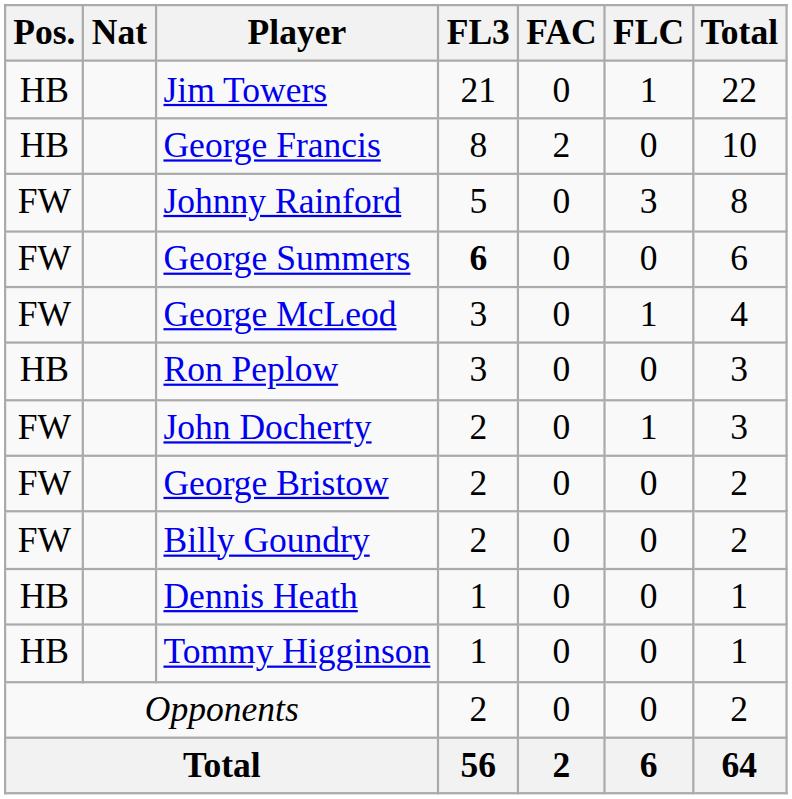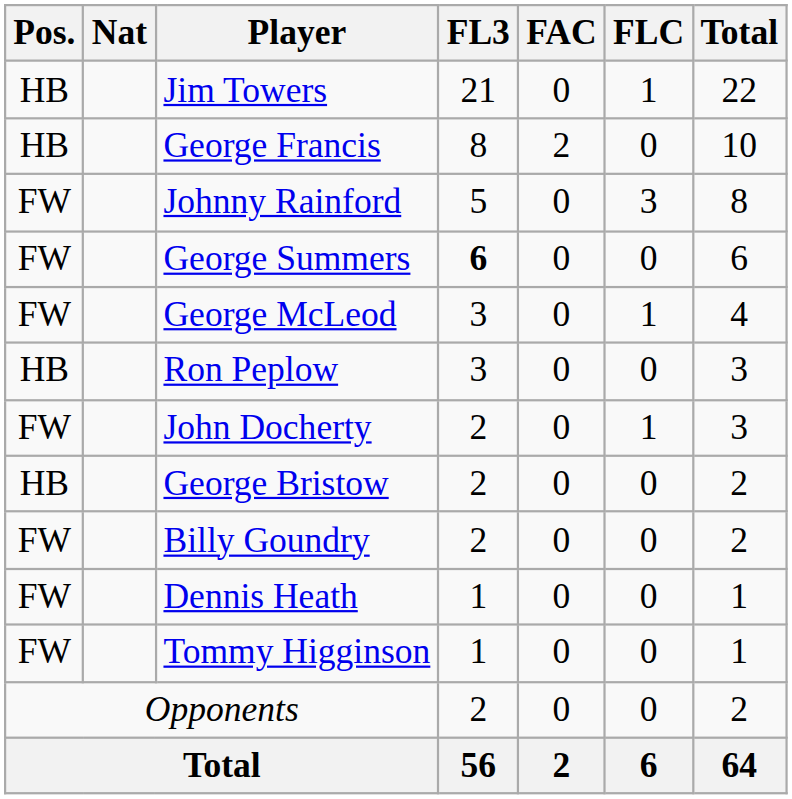(44, 483) FW -> (44, 483) HB
(44, 595) HB -> (44, 595) FW
(44, 652) HB -> (44, 652) FW
